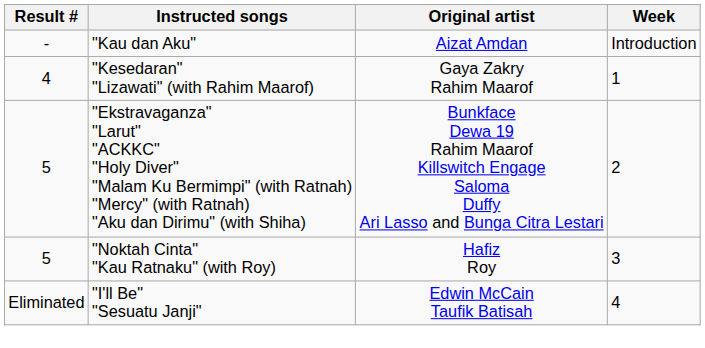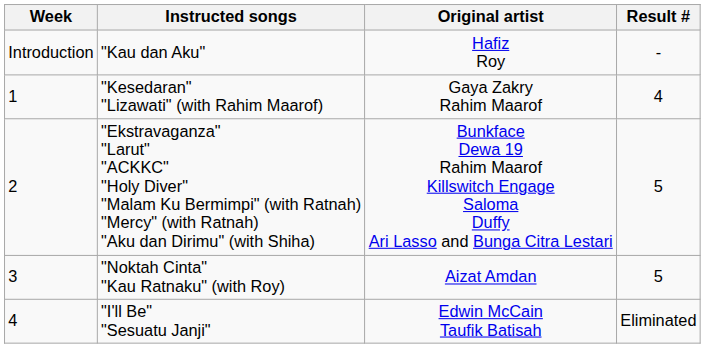columns swapped: (654, 17) <-> (46, 17)
(482, 43) Aizat Amdan -> (491, 52) Hafiz Roy
(482, 258) Hafiz Roy -> (491, 277) Aizat Amdan
